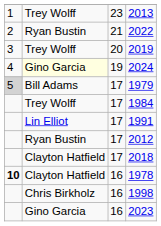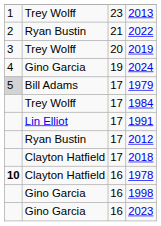(55, 67) lightyellow background -> (55, 67) no background
(60, 193) Chris Birkholz -> (55, 193) Gino Garcia
